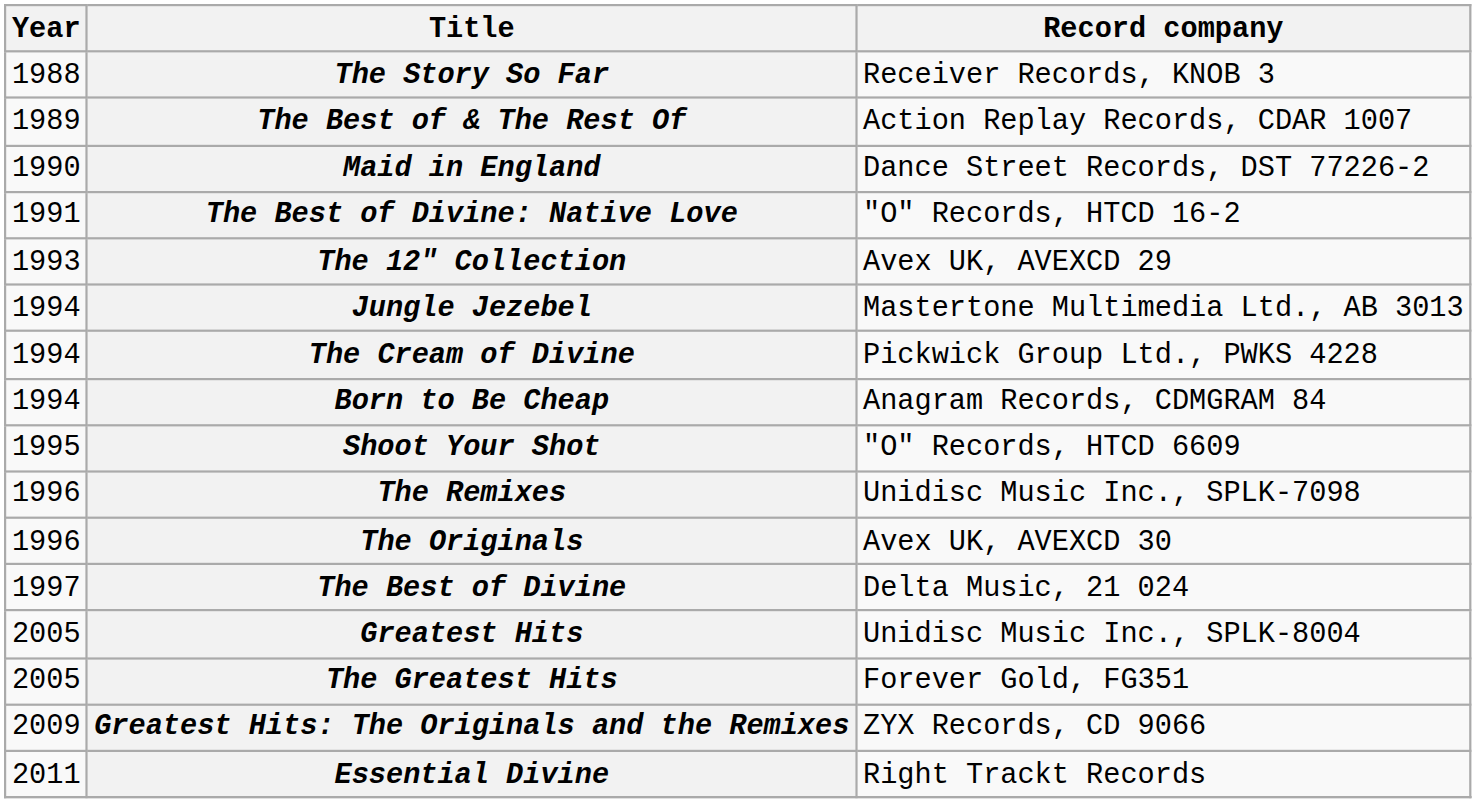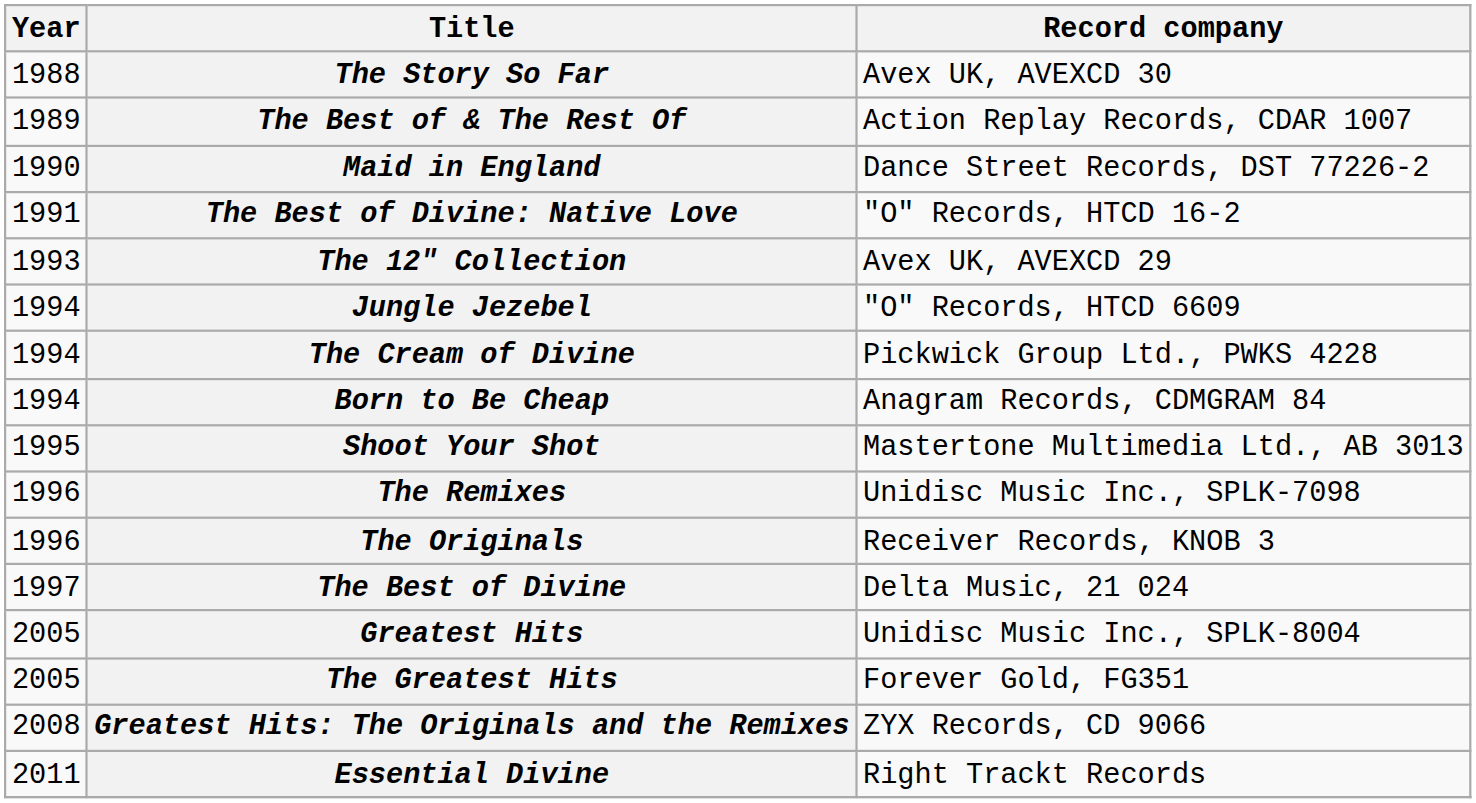(1069, 75) Receiver Records, KNOB 3 -> (1017, 75) Avex UK, AVEXCD 30
(1163, 308) Mastertone Multimedia Ltd., AB 3013 -> (1052, 308) "O" Records, HTCD 6609
(1052, 448) "O" Records, HTCD 6609 -> (1163, 448) Mastertone Multimedia Ltd., AB 3013
(1017, 541) Avex UK, AVEXCD 30 -> (1069, 541) Receiver Records, KNOB 3
(46, 728) 2009 -> (46, 728) 2008
